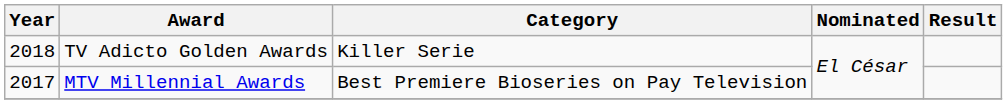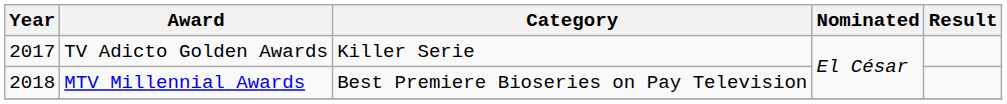(32, 51) 2018 -> (32, 51) 2017
(32, 83) 2017 -> (32, 83) 2018
